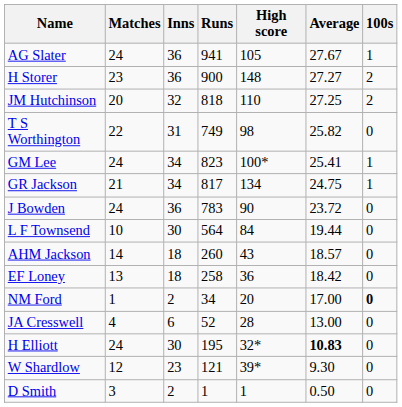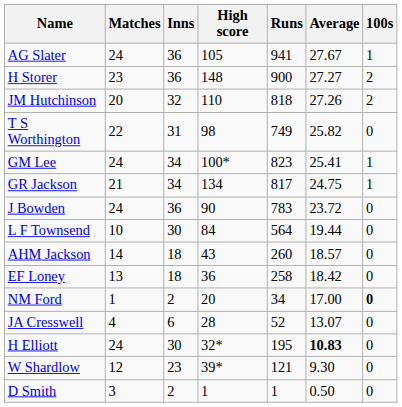columns swapped: (217, 24) <-> (271, 24)
(326, 100) 27.25 -> (326, 100) 27.26
(326, 322) 13.00 -> (326, 322) 13.07
